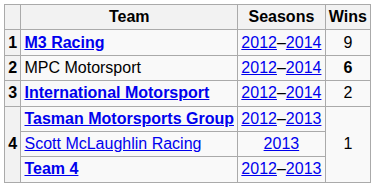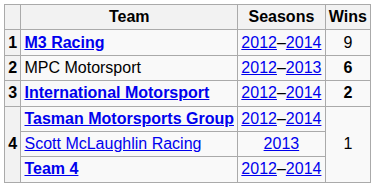(281, 67) 2012–2014 -> (281, 67) 2012–2013
(348, 93) normal -> (348, 93) bold
(281, 118) 2012–2013 -> (281, 118) 2012–2014
(281, 169) 2012–2013 -> (281, 169) 2012–2014
